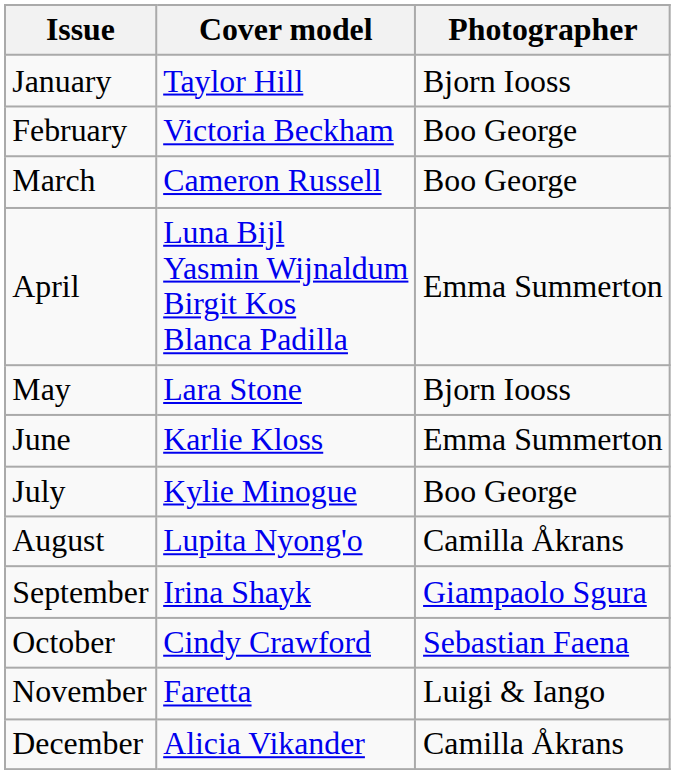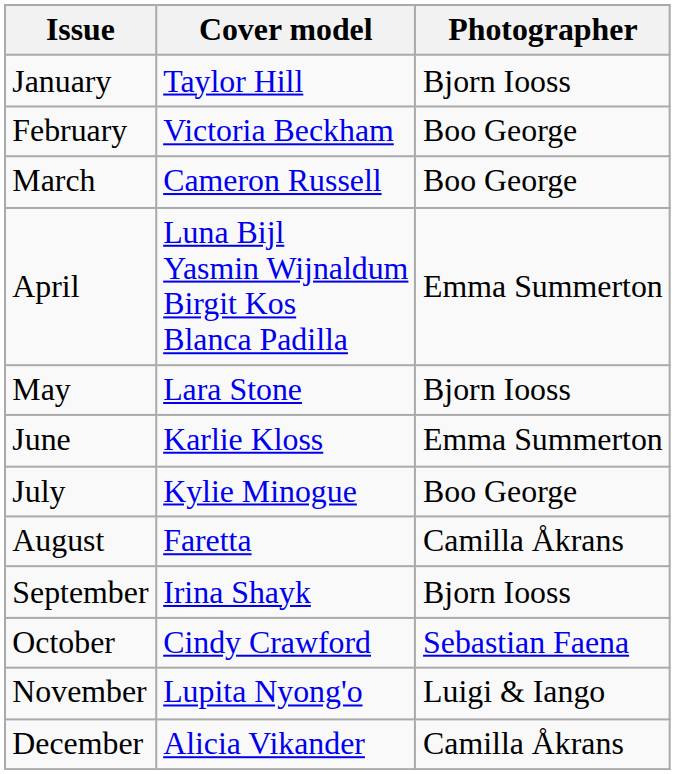(263, 541) Lupita Nyong'o -> (207, 541) Faretta
(535, 591) Giampaolo Sgura -> (497, 591) Bjorn Iooss
(207, 692) Faretta -> (263, 692) Lupita Nyong'o
